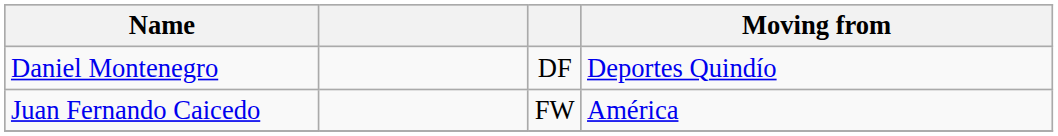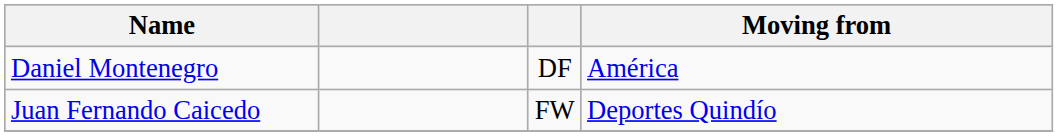(682, 67) Deportes Quindío -> (633, 67) América
(633, 109) América -> (682, 109) Deportes Quindío
